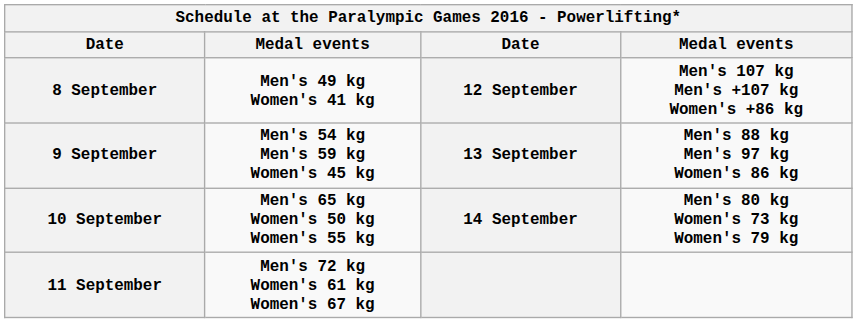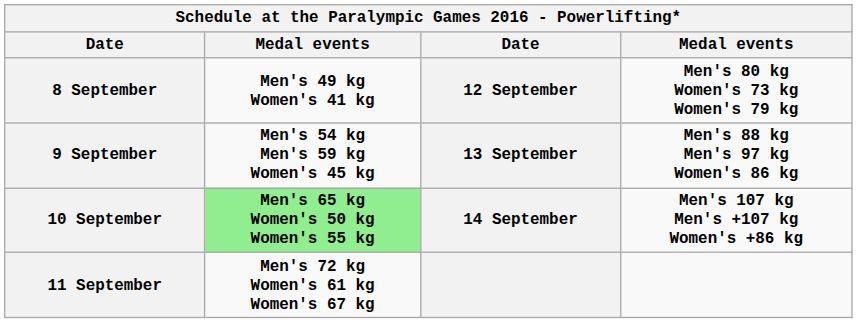(736, 90) Men's 107 kg Men's +107 kg Women's +86 kg -> (736, 90) Men's 80 kg Women's 73 kg Women's 79 kg
(313, 220) no background -> (313, 220) lightgreen background
(736, 220) Men's 80 kg Women's 73 kg Women's 79 kg -> (736, 220) Men's 107 kg Men's +107 kg Women's +86 kg
